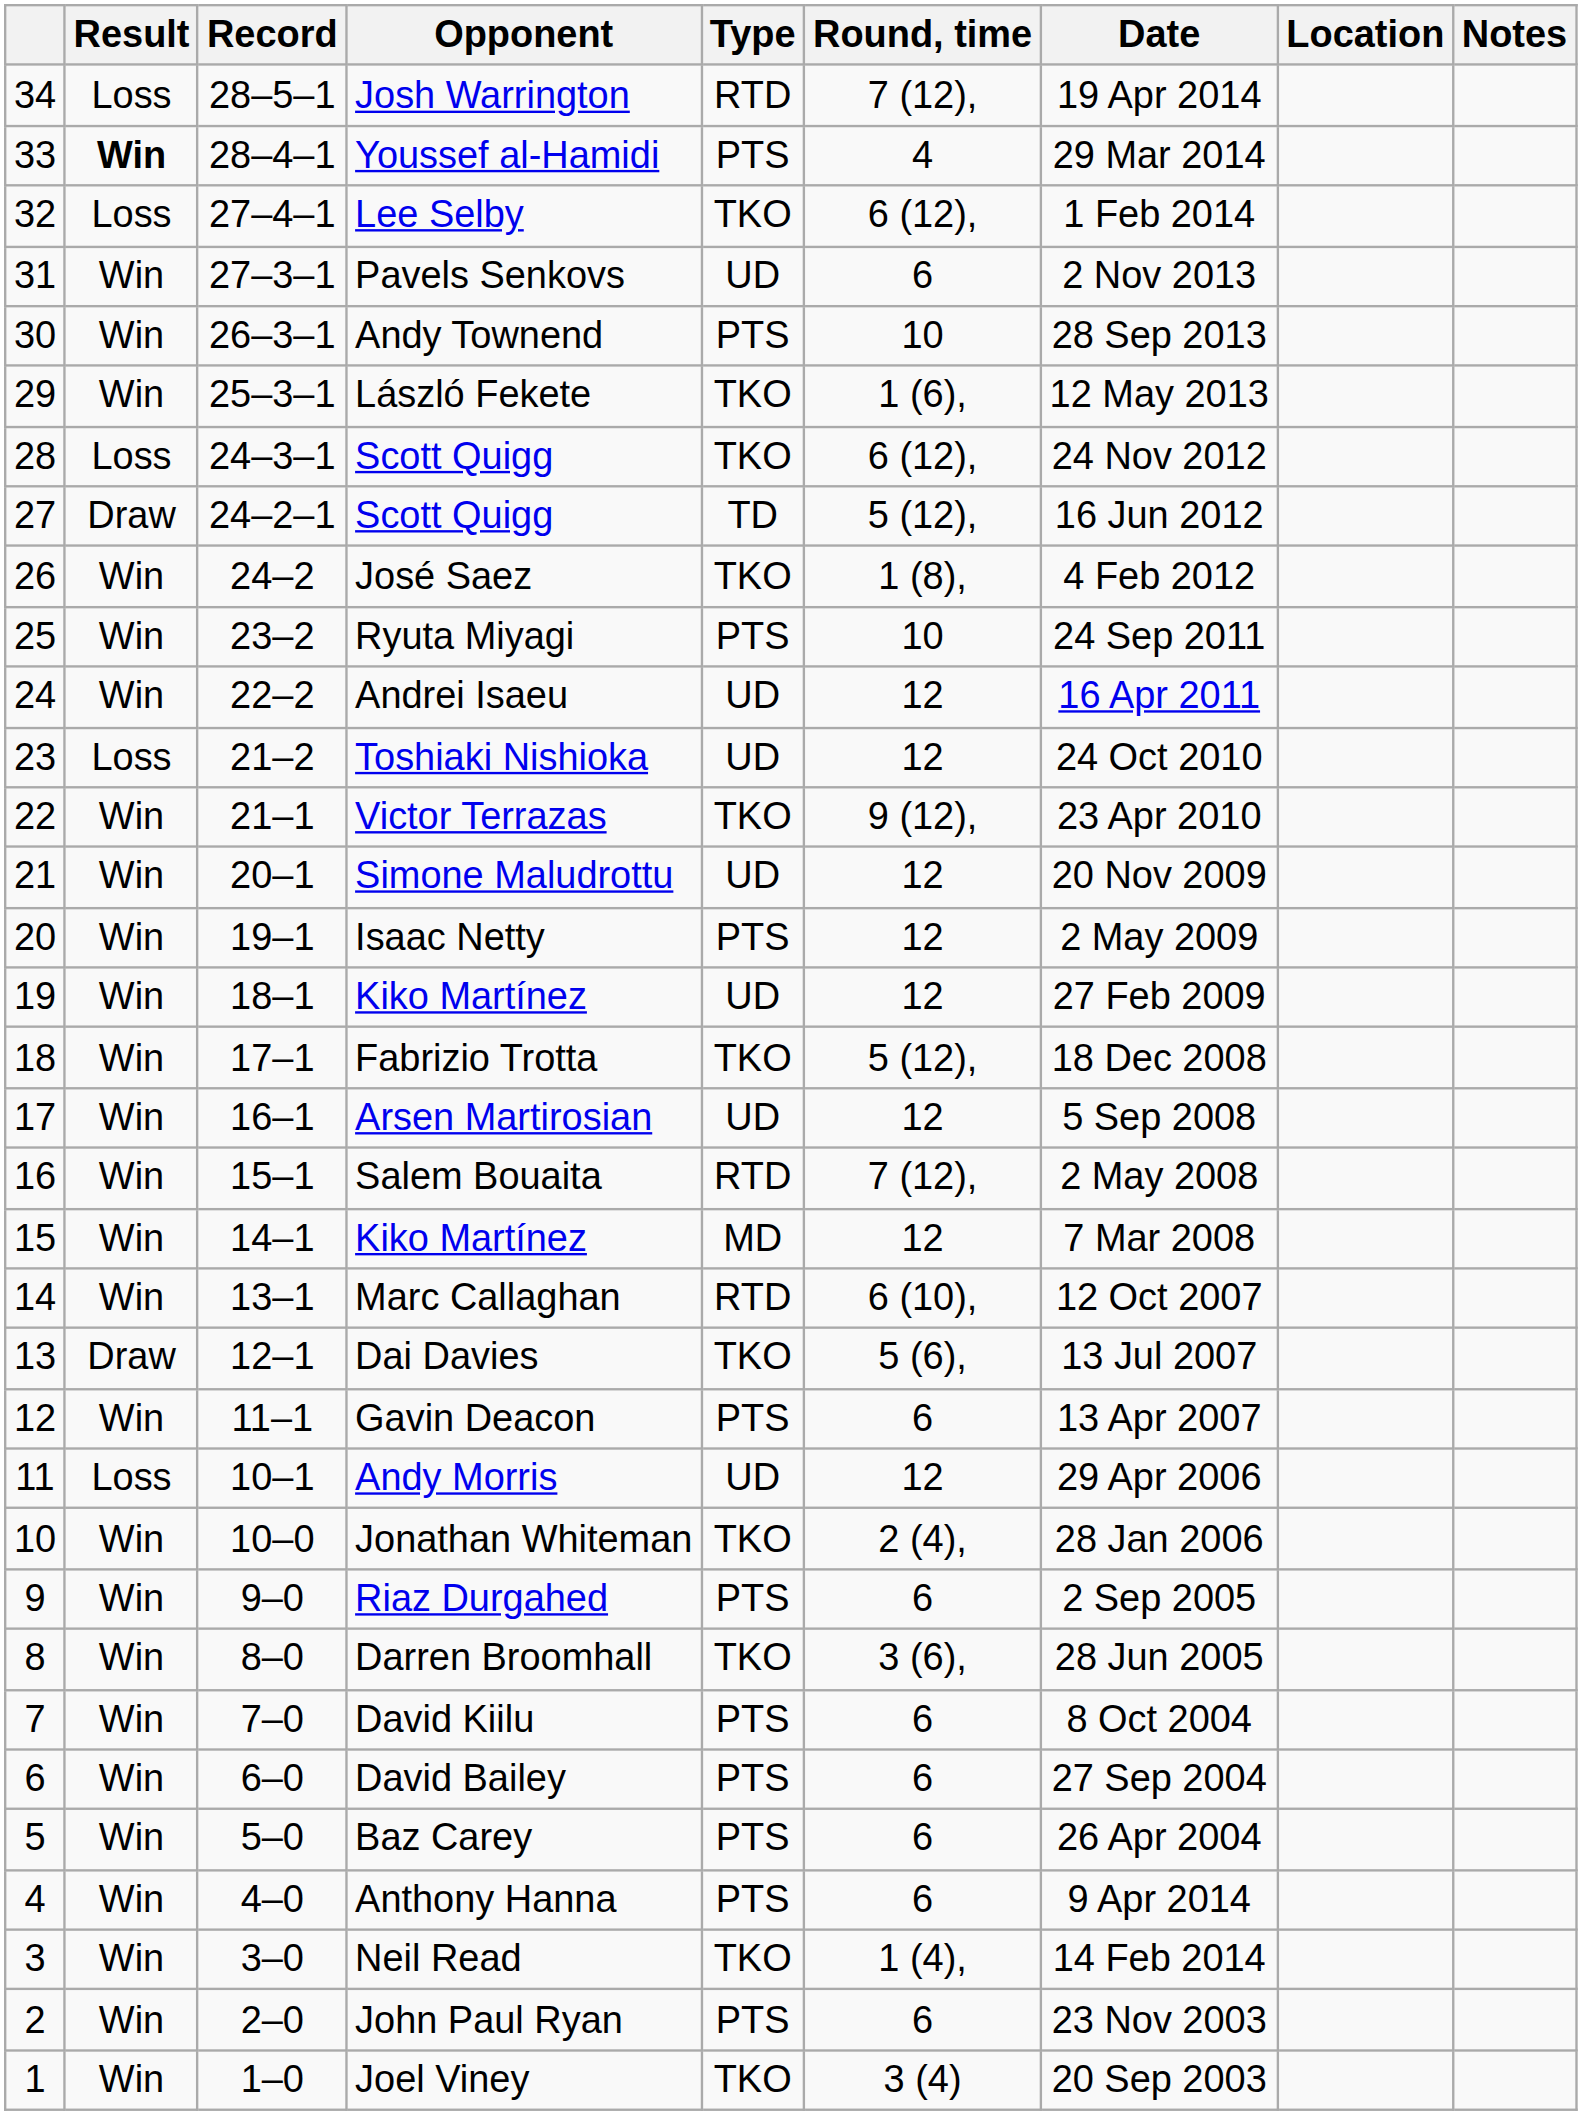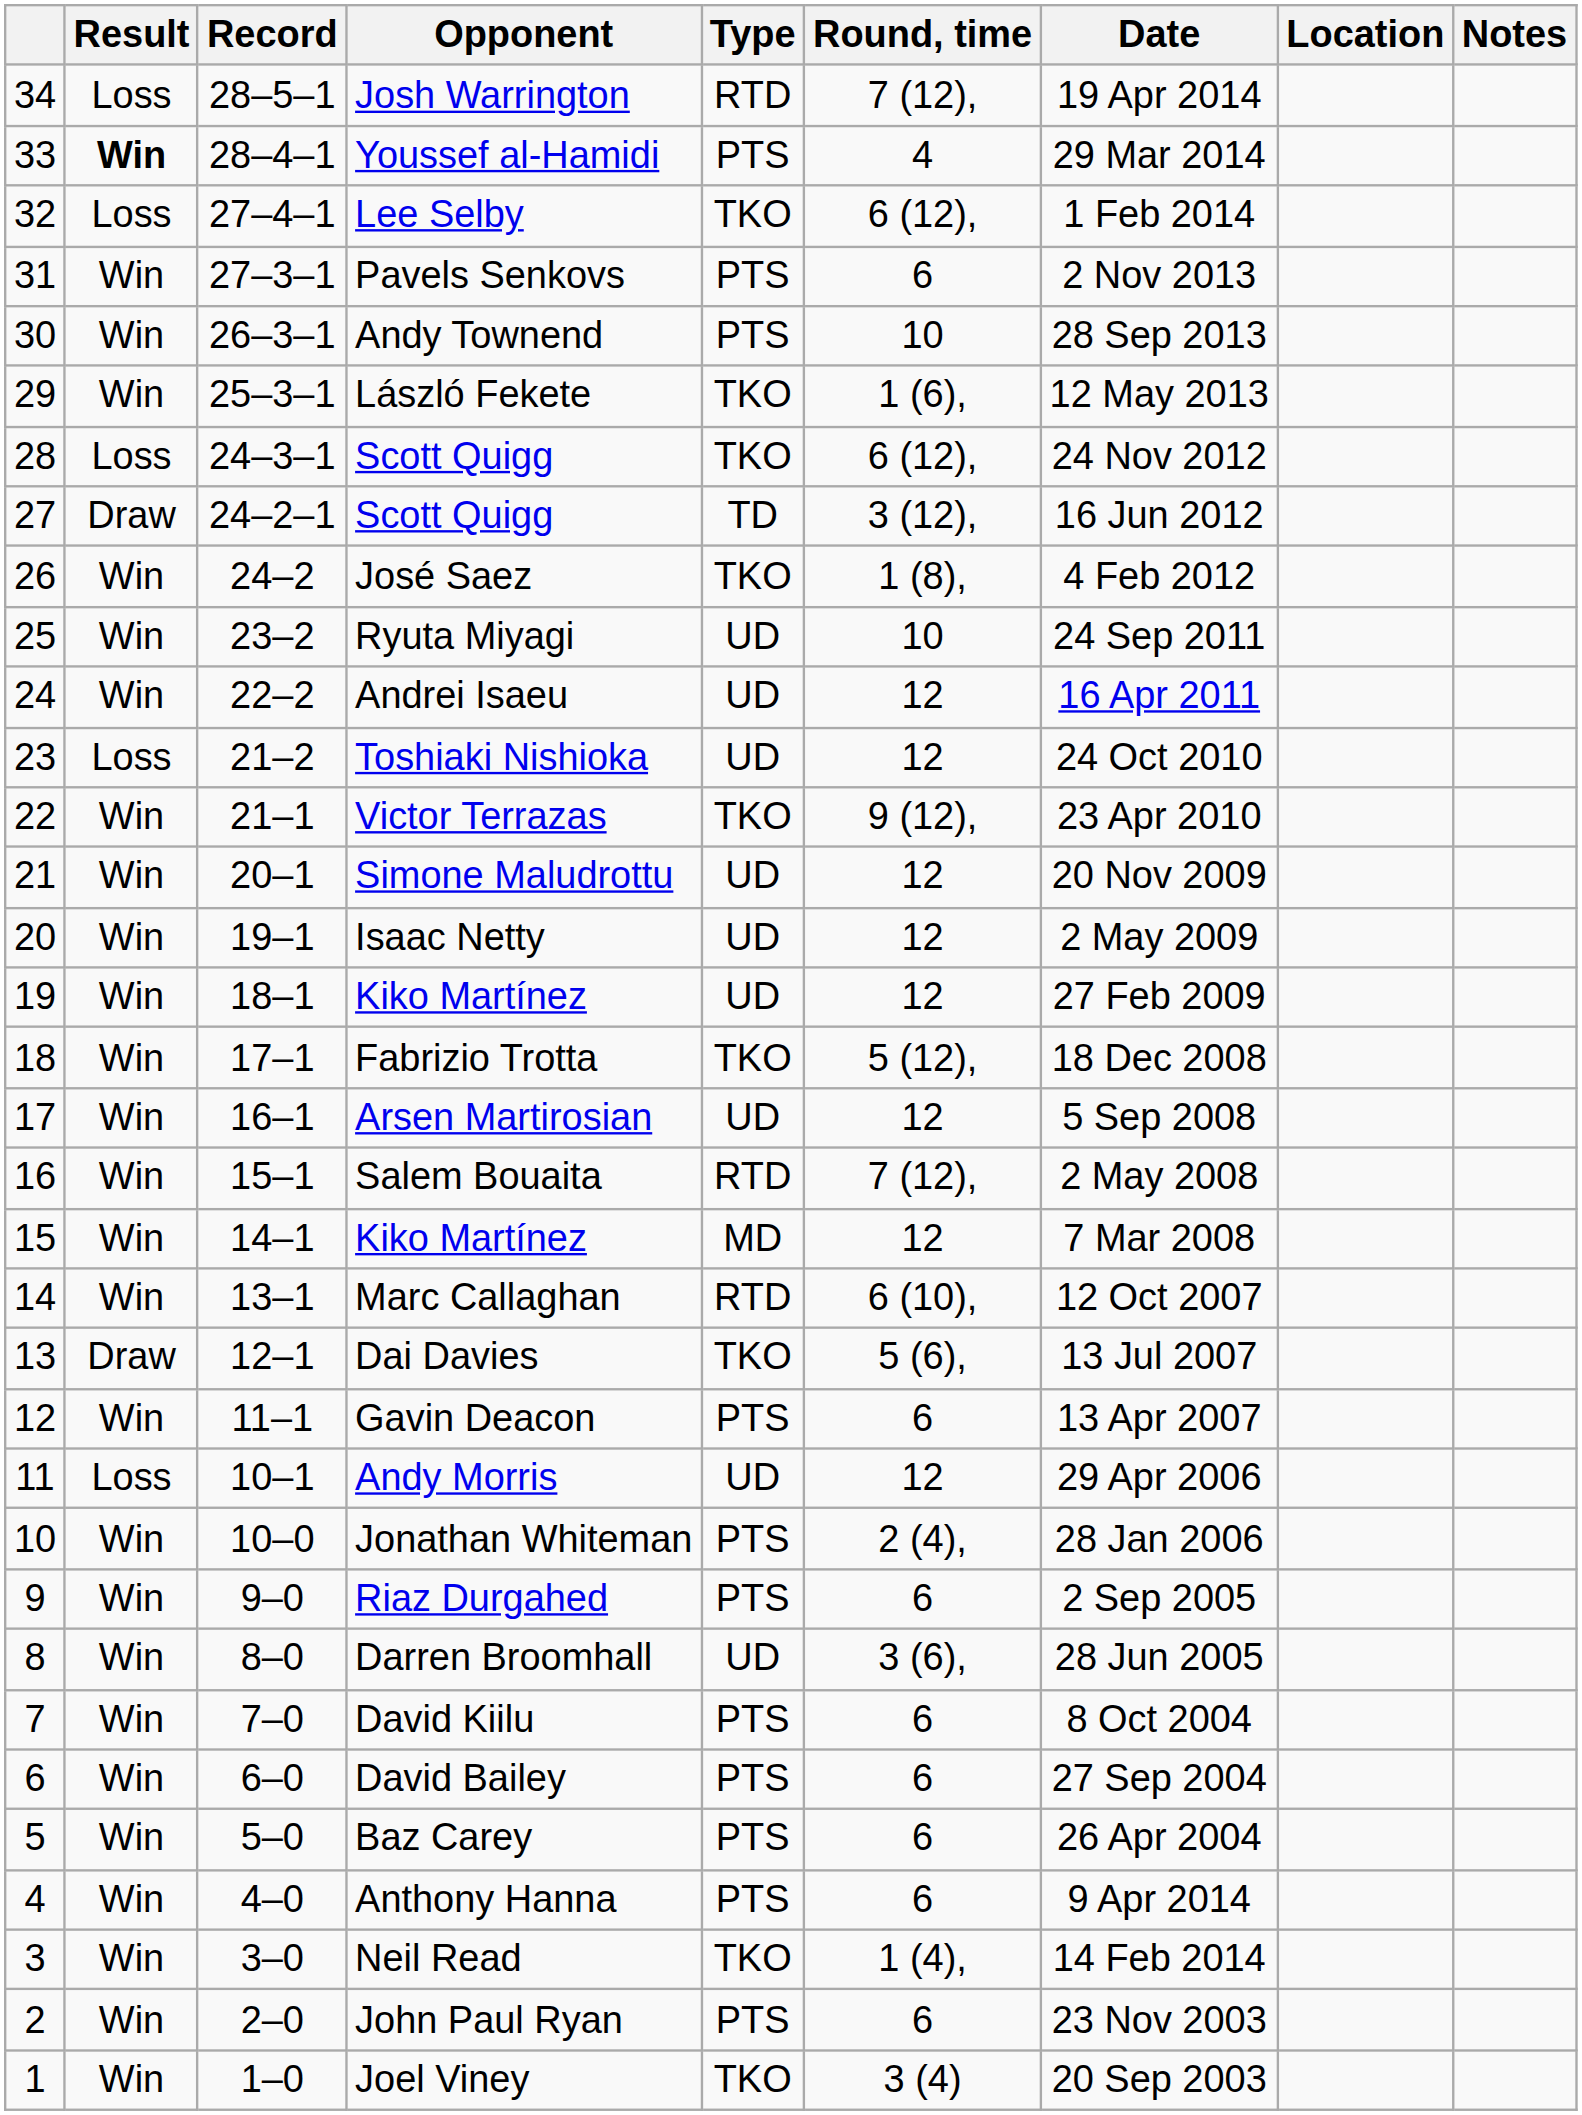(753, 275) UD -> (753, 275) PTS
(923, 515) 5 (12), -> (923, 515) 3 (12),
(753, 635) PTS -> (753, 635) UD
(753, 936) PTS -> (753, 936) UD
(753, 1538) TKO -> (753, 1538) PTS
(753, 1658) TKO -> (753, 1658) UD
